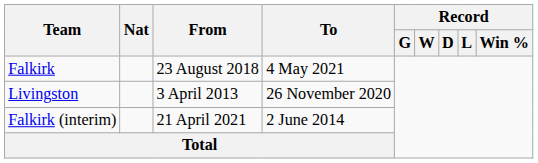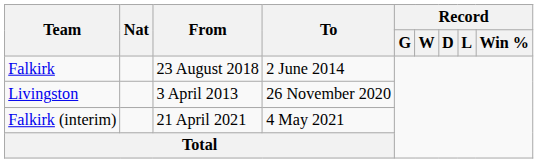(305, 68) 4 May 2021 -> (305, 68) 2 June 2014
(305, 119) 2 June 2014 -> (305, 119) 4 May 2021
